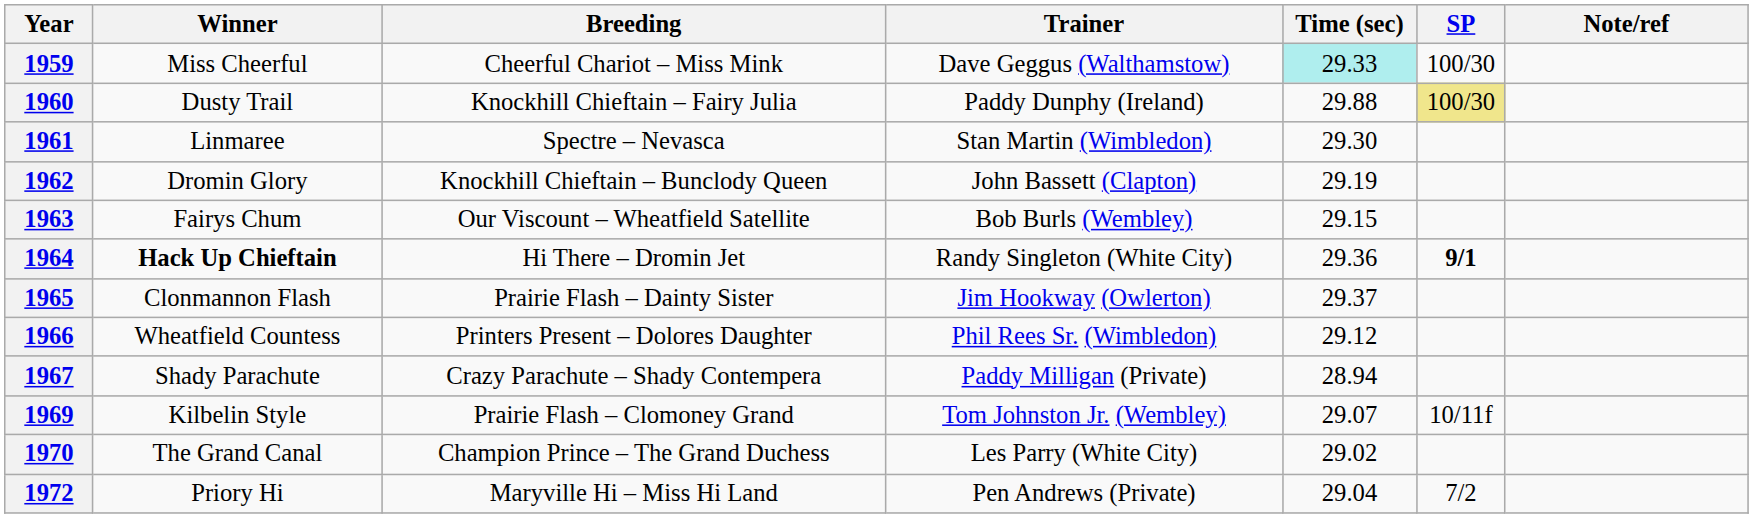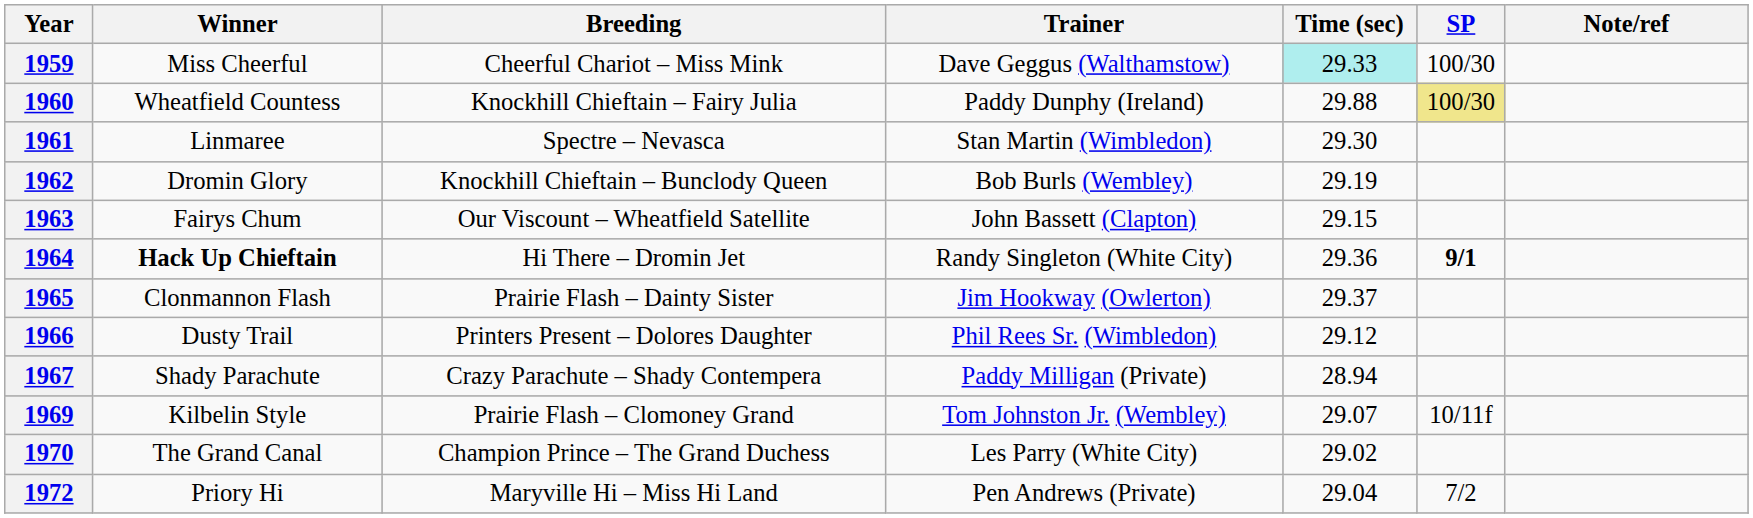(237, 102) Dusty Trail -> (237, 102) Wheatfield Countess
(1084, 180) John Bassett (Clapton) -> (1084, 180) Bob Burls (Wembley)
(1084, 219) Bob Burls (Wembley) -> (1084, 219) John Bassett (Clapton)
(237, 336) Wheatfield Countess -> (237, 336) Dusty Trail
